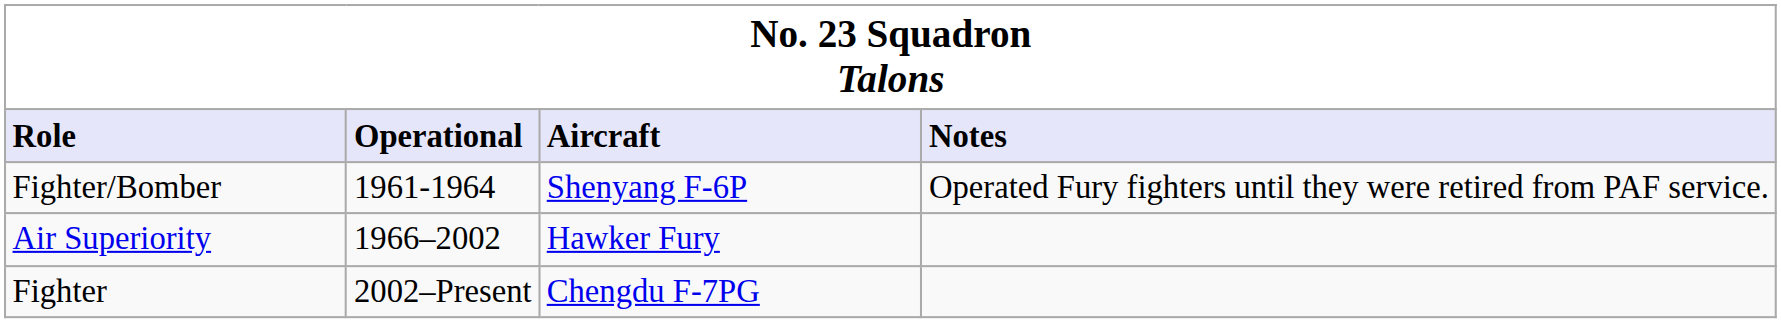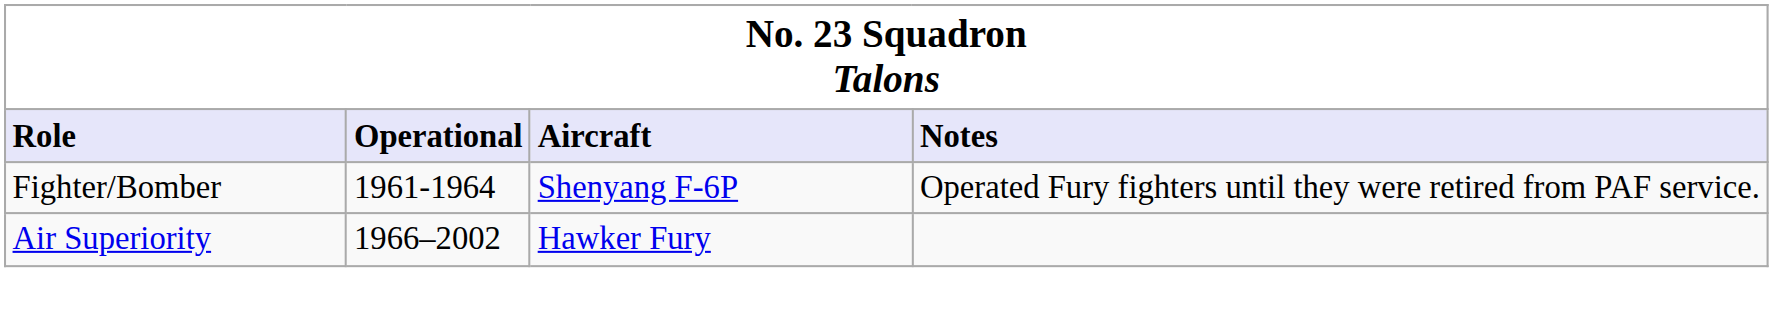- row: (60, 290)
